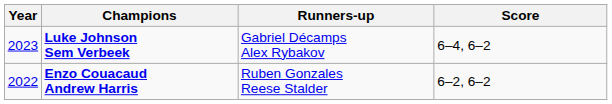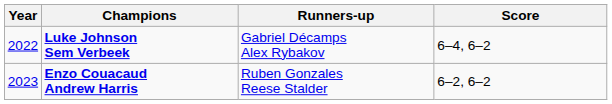(23, 45) 2023 -> (23, 45) 2022
(23, 82) 2022 -> (23, 82) 2023
